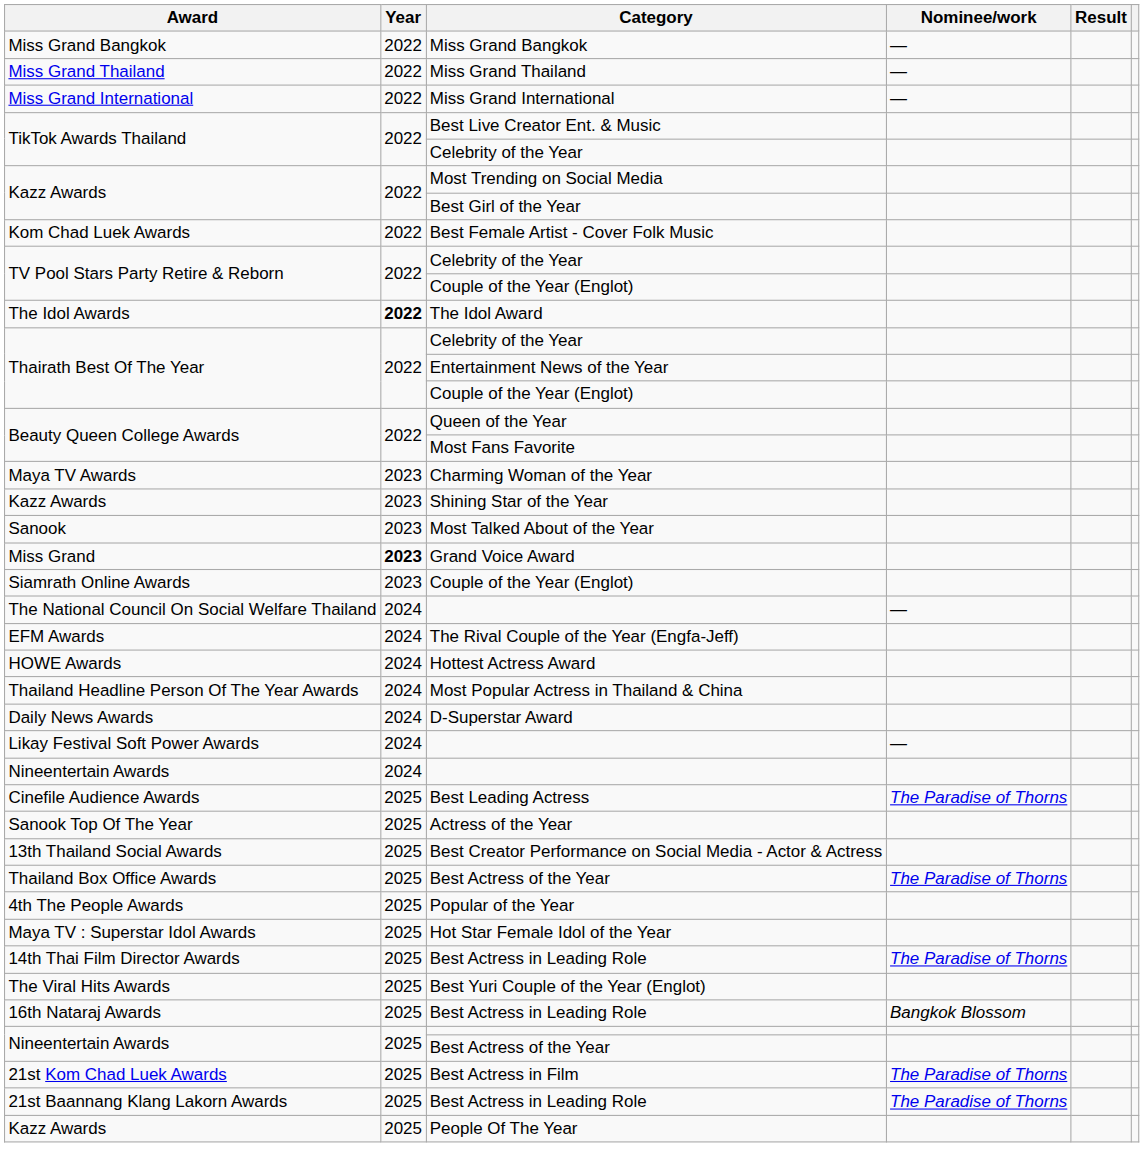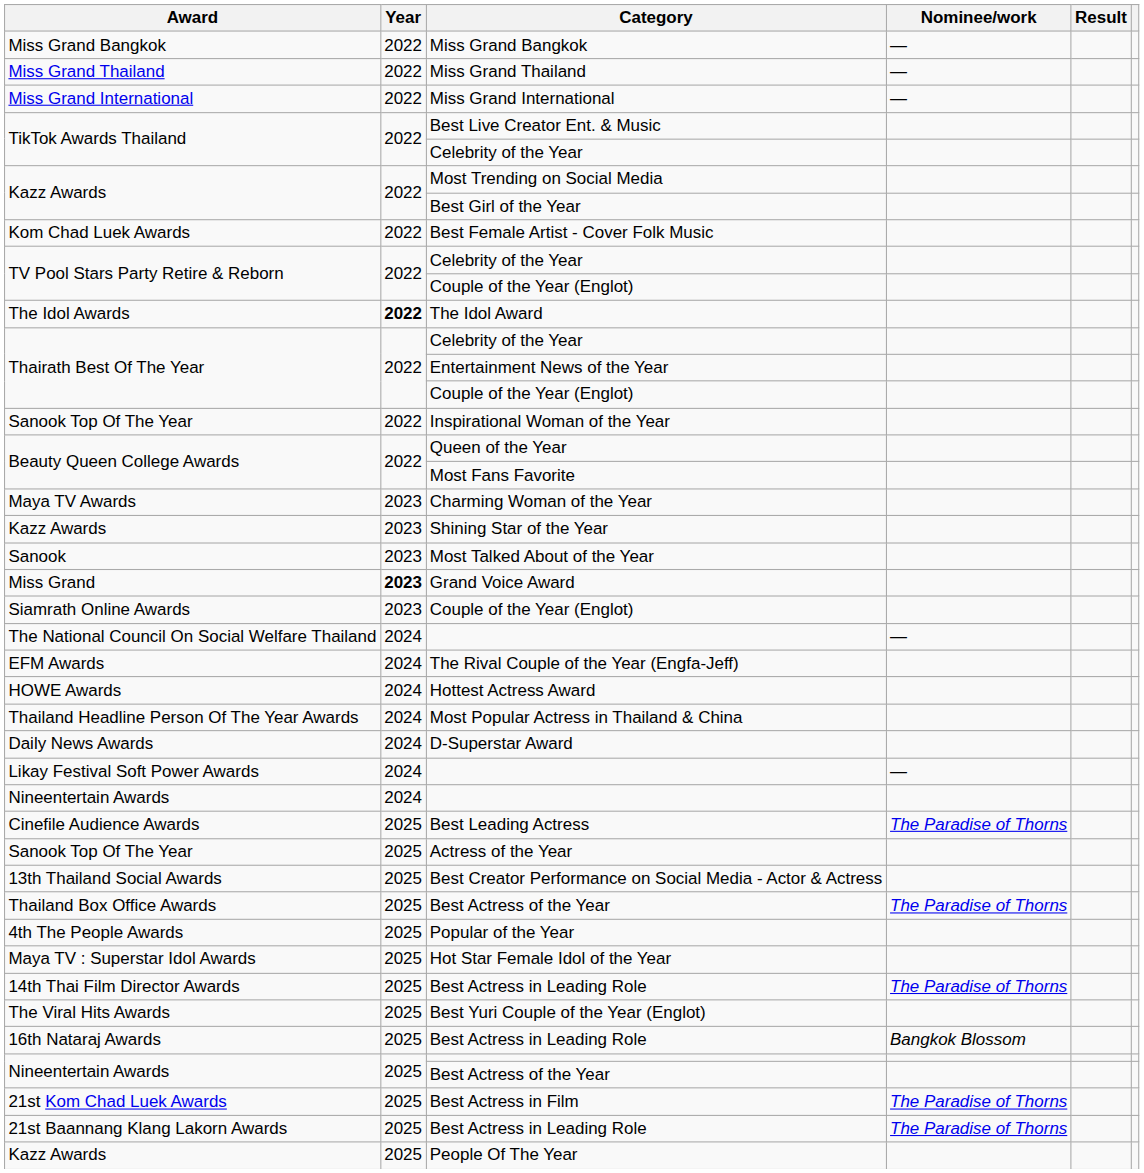+ row: (101, 421)
